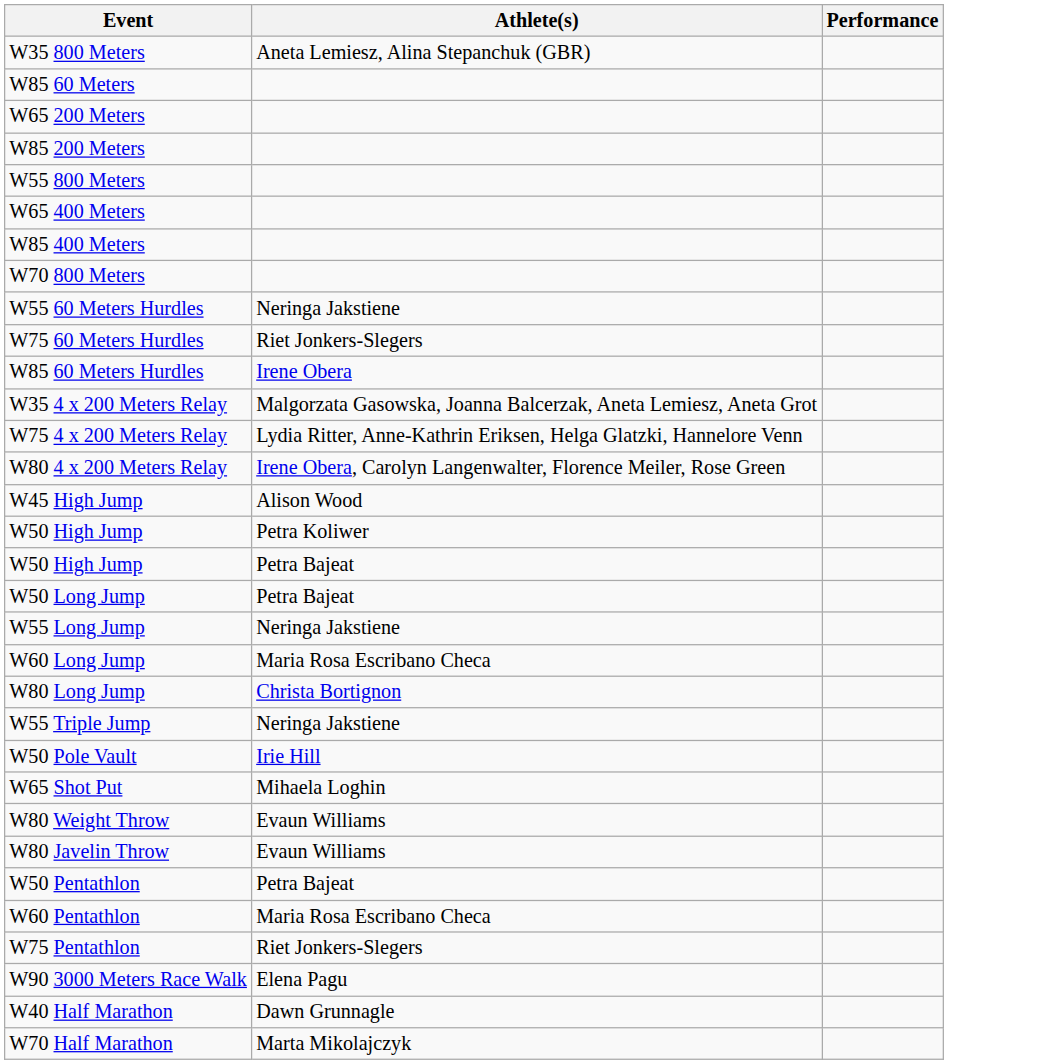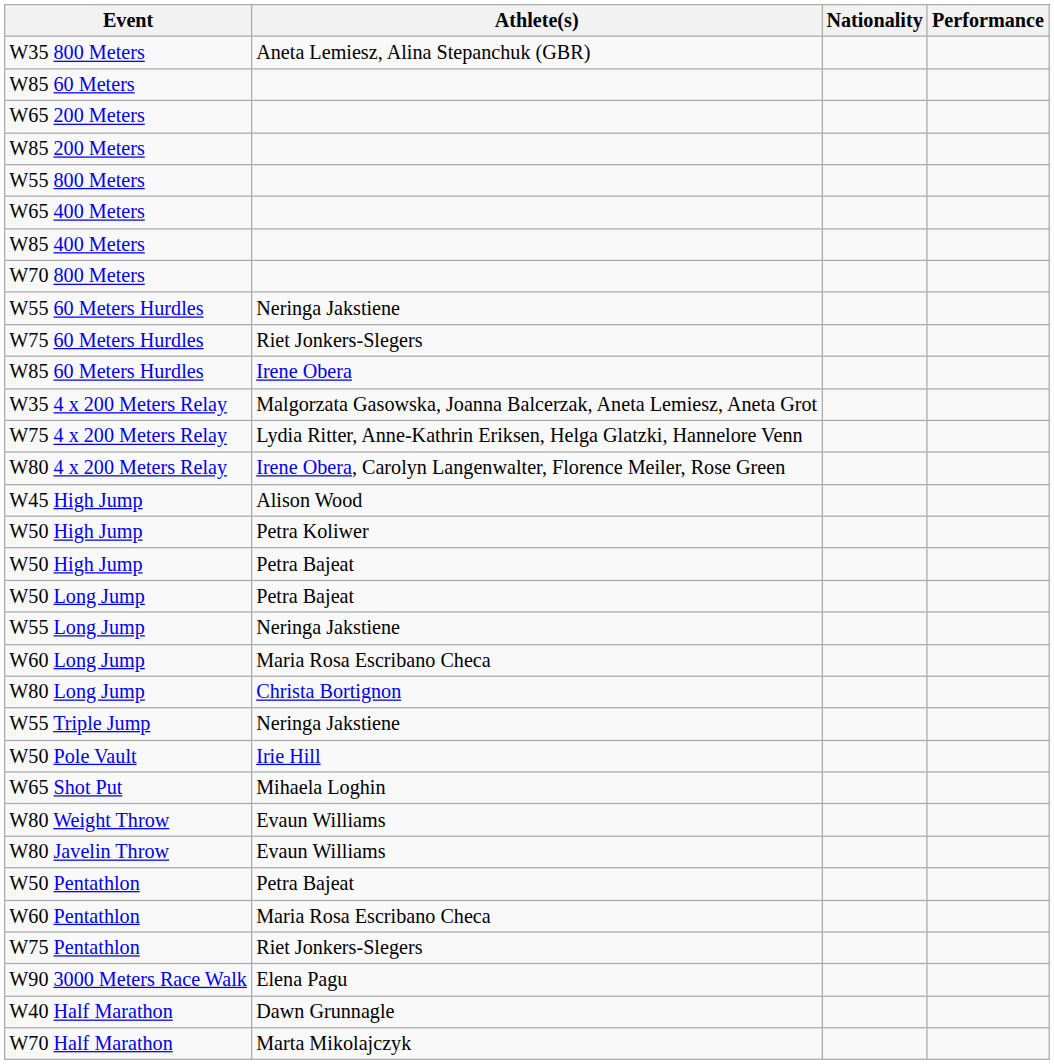+ column: (875, 20)
